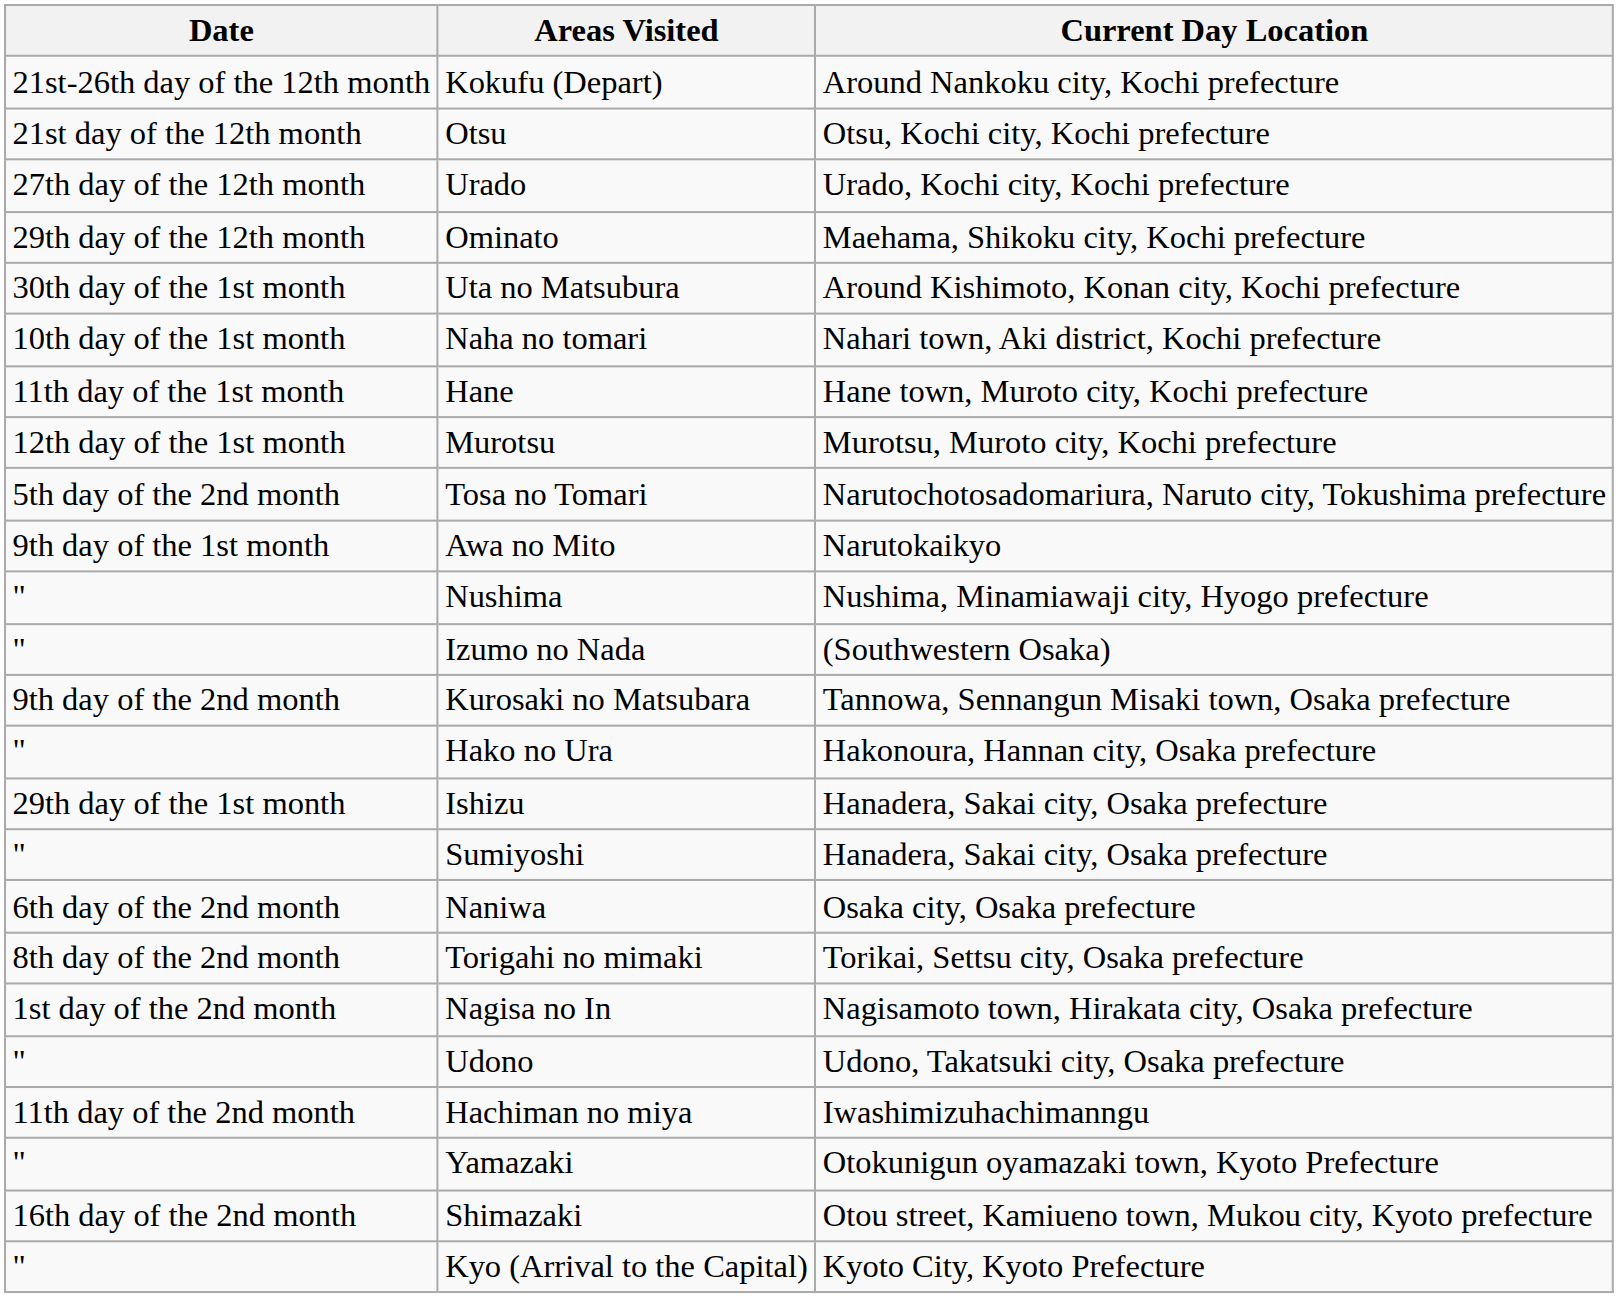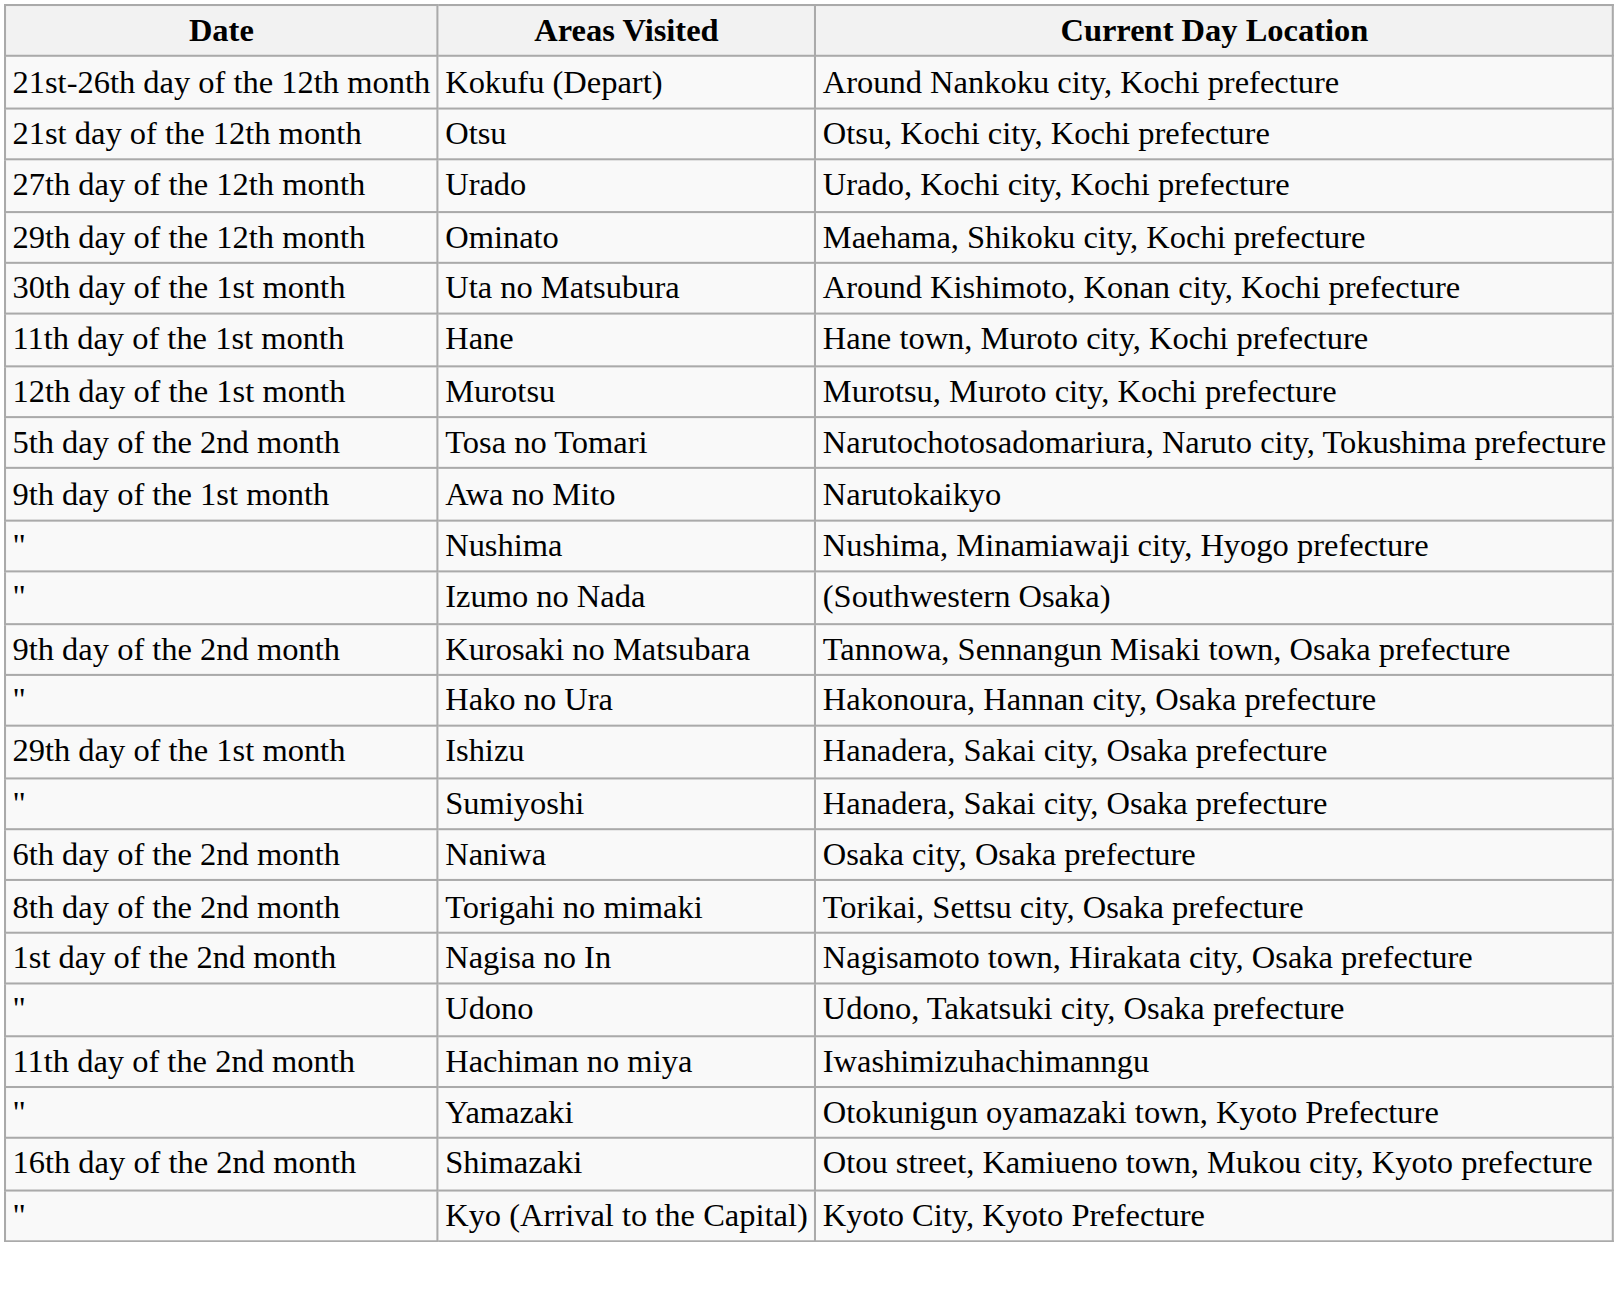- row: (546, 339)
